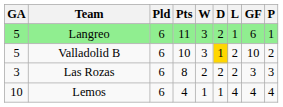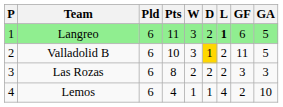columns swapped: (271, 14) <-> (16, 14)
(235, 33) normal -> (224, 33) bold
(253, 53) 10 -> (242, 53) 11
(253, 92) 4 -> (242, 92) 2
